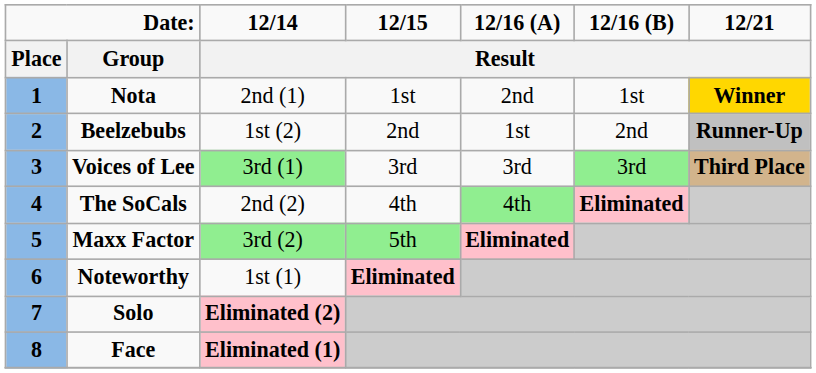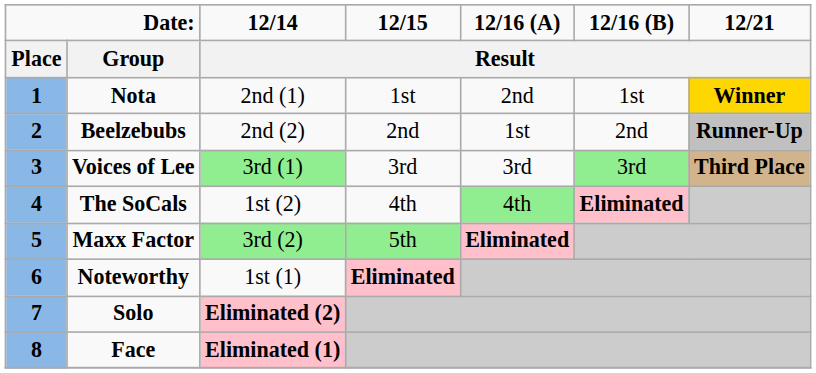(273, 131) 1st (2) -> (273, 131) 2nd (2)
(273, 204) 2nd (2) -> (273, 204) 1st (2)
